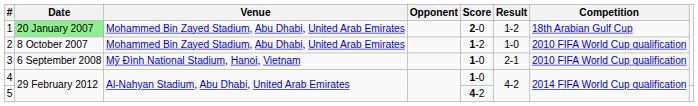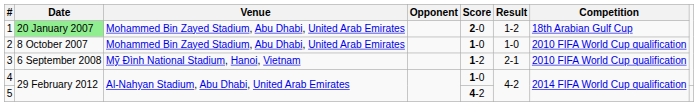(477, 45) 1-2 -> (477, 45) 1-0
(477, 61) 1-0 -> (477, 61) 1-2
